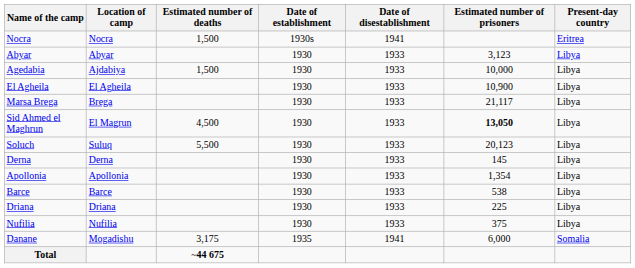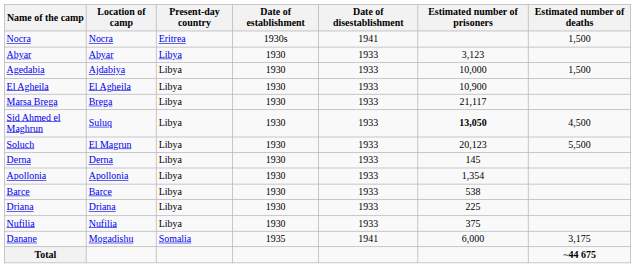columns swapped: (593, 17) <-> (208, 17)
(110, 123) El Magrun -> (100, 123) Suluq
(100, 144) Suluq -> (110, 144) El Magrun
